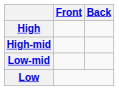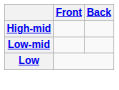- row: (29, 28)
